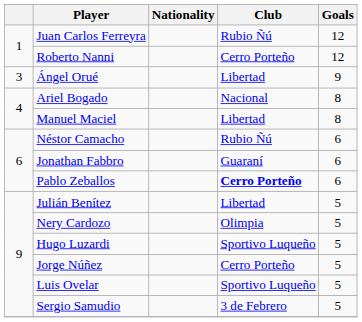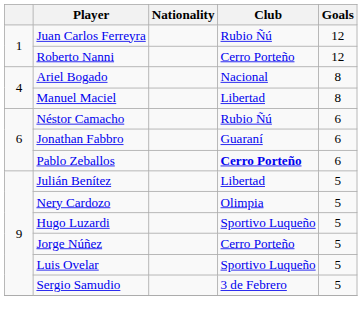- row: (67, 77)
